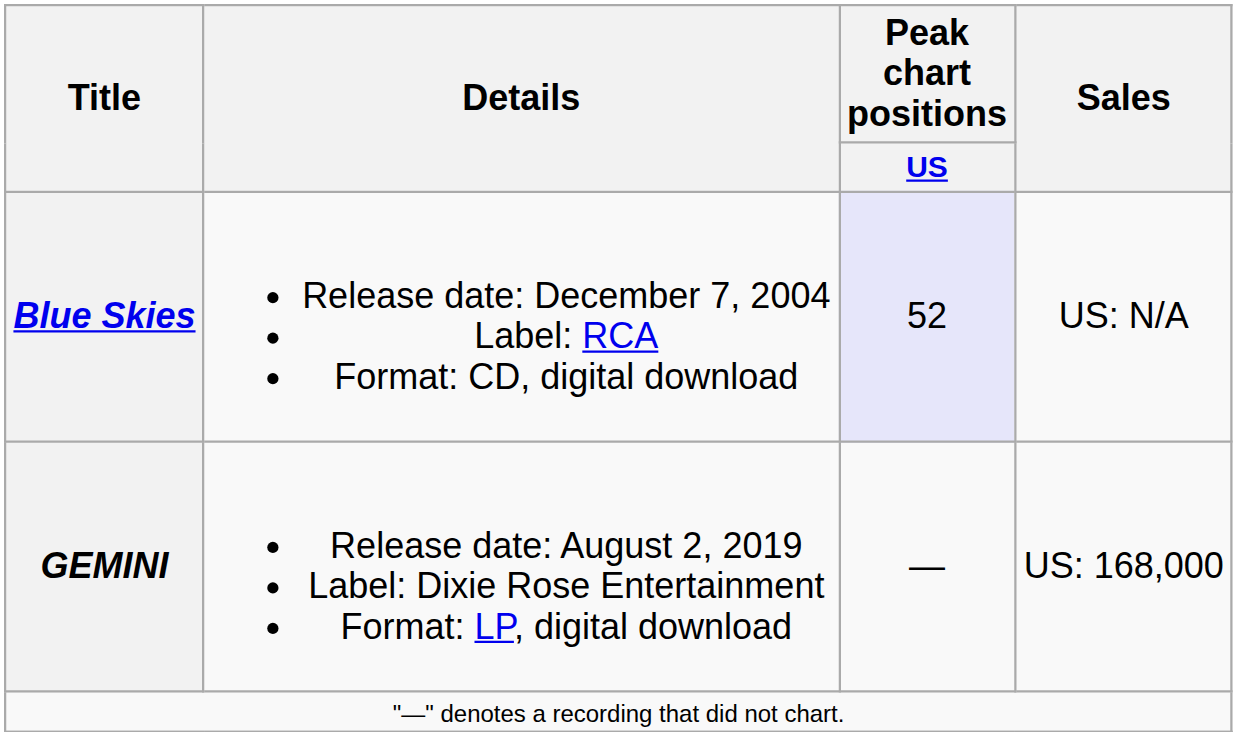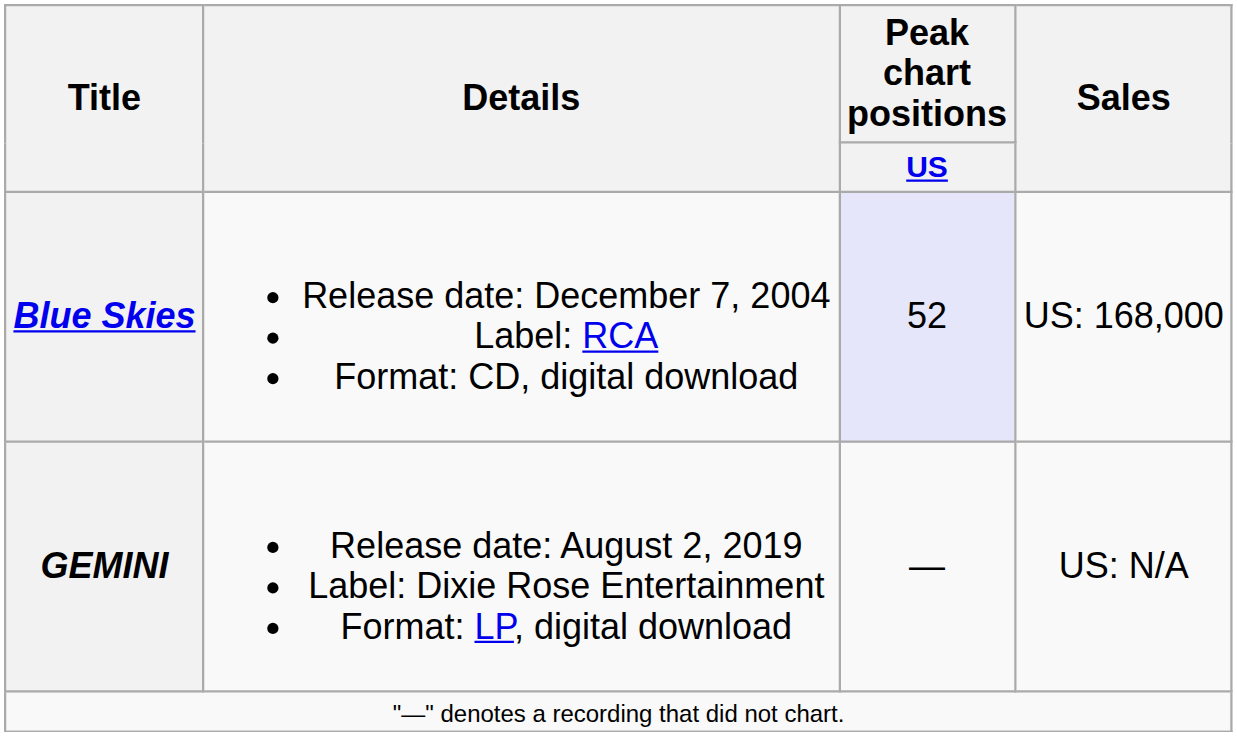(1124, 315) US: N/A -> (1124, 315) US: 168,000
(1124, 566) US: 168,000 -> (1124, 566) US: N/A
